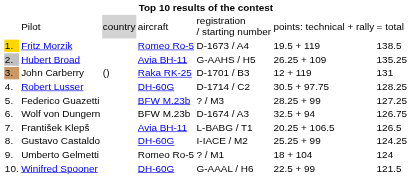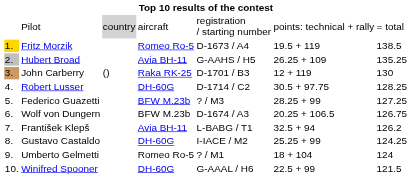(385, 73) 131 -> (385, 73) 130
(294, 114) 32.5 + 94 -> (304, 114) 20.25 + 106.5
(304, 127) 20.25 + 106.5 -> (294, 127) 32.5 + 94
(389, 127) 126.5 -> (389, 127) 126.2
